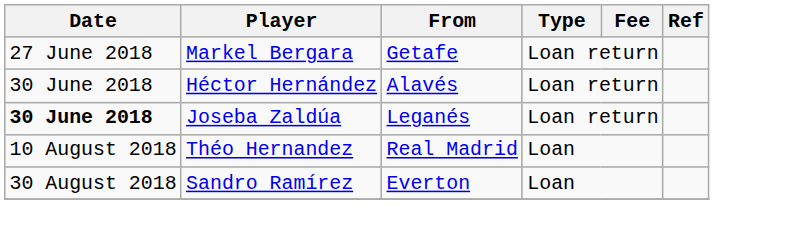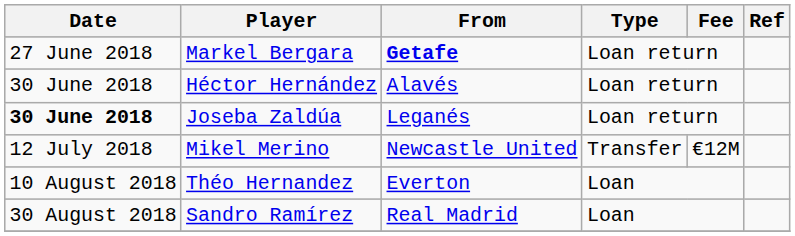(422, 53) normal -> (422, 53) bold
+ row: (258, 151)
(452, 151) Real Madrid -> (428, 183) Everton
(428, 183) Everton -> (452, 215) Real Madrid
